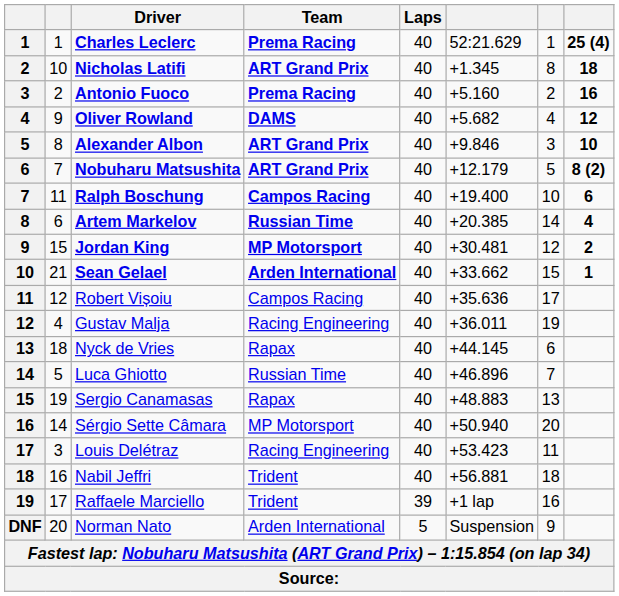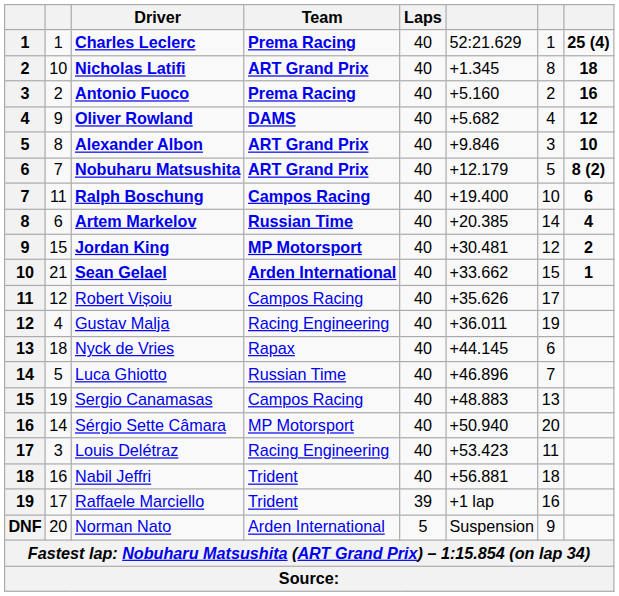(479, 298) +35.636 -> (479, 298) +35.626
(271, 400) Rapax -> (306, 400) Campos Racing
